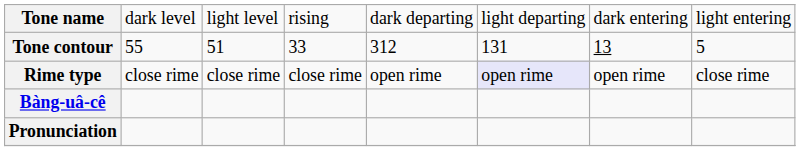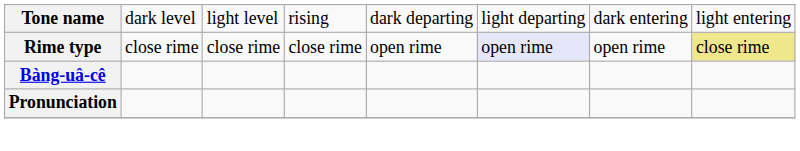- row: (63, 46)
(733, 74) no background -> (733, 46) khaki background
